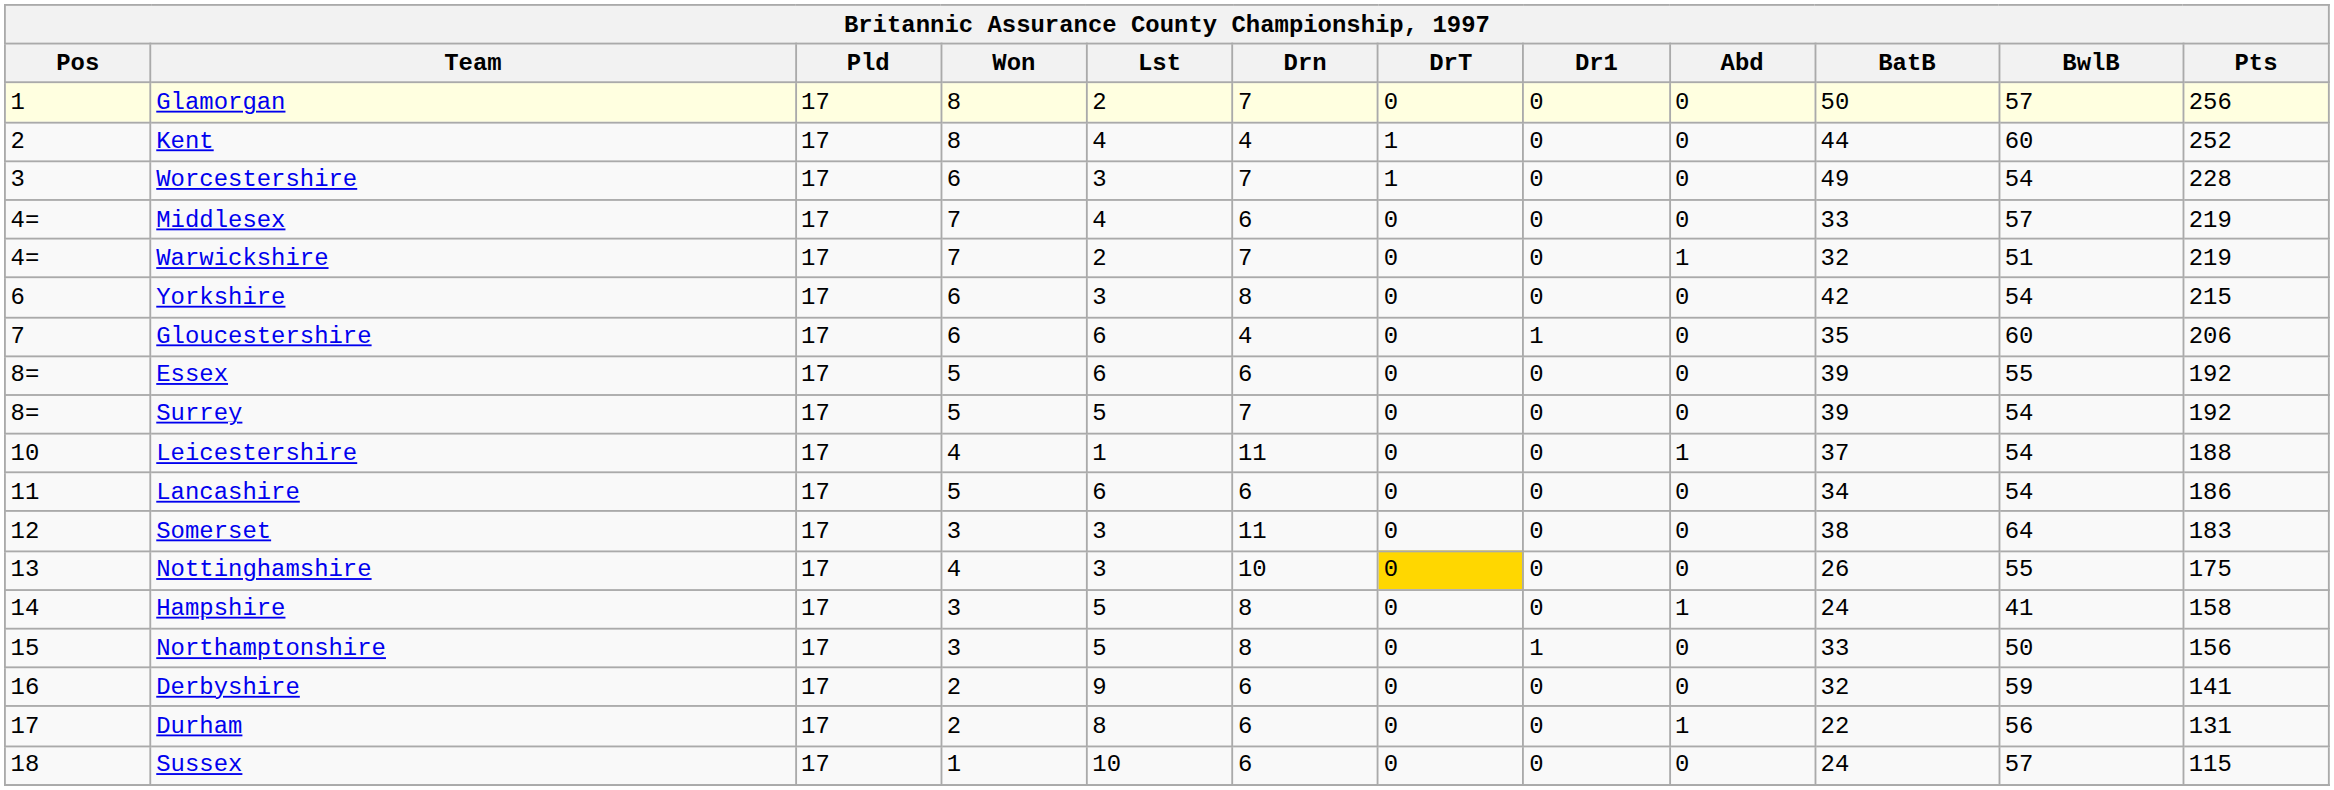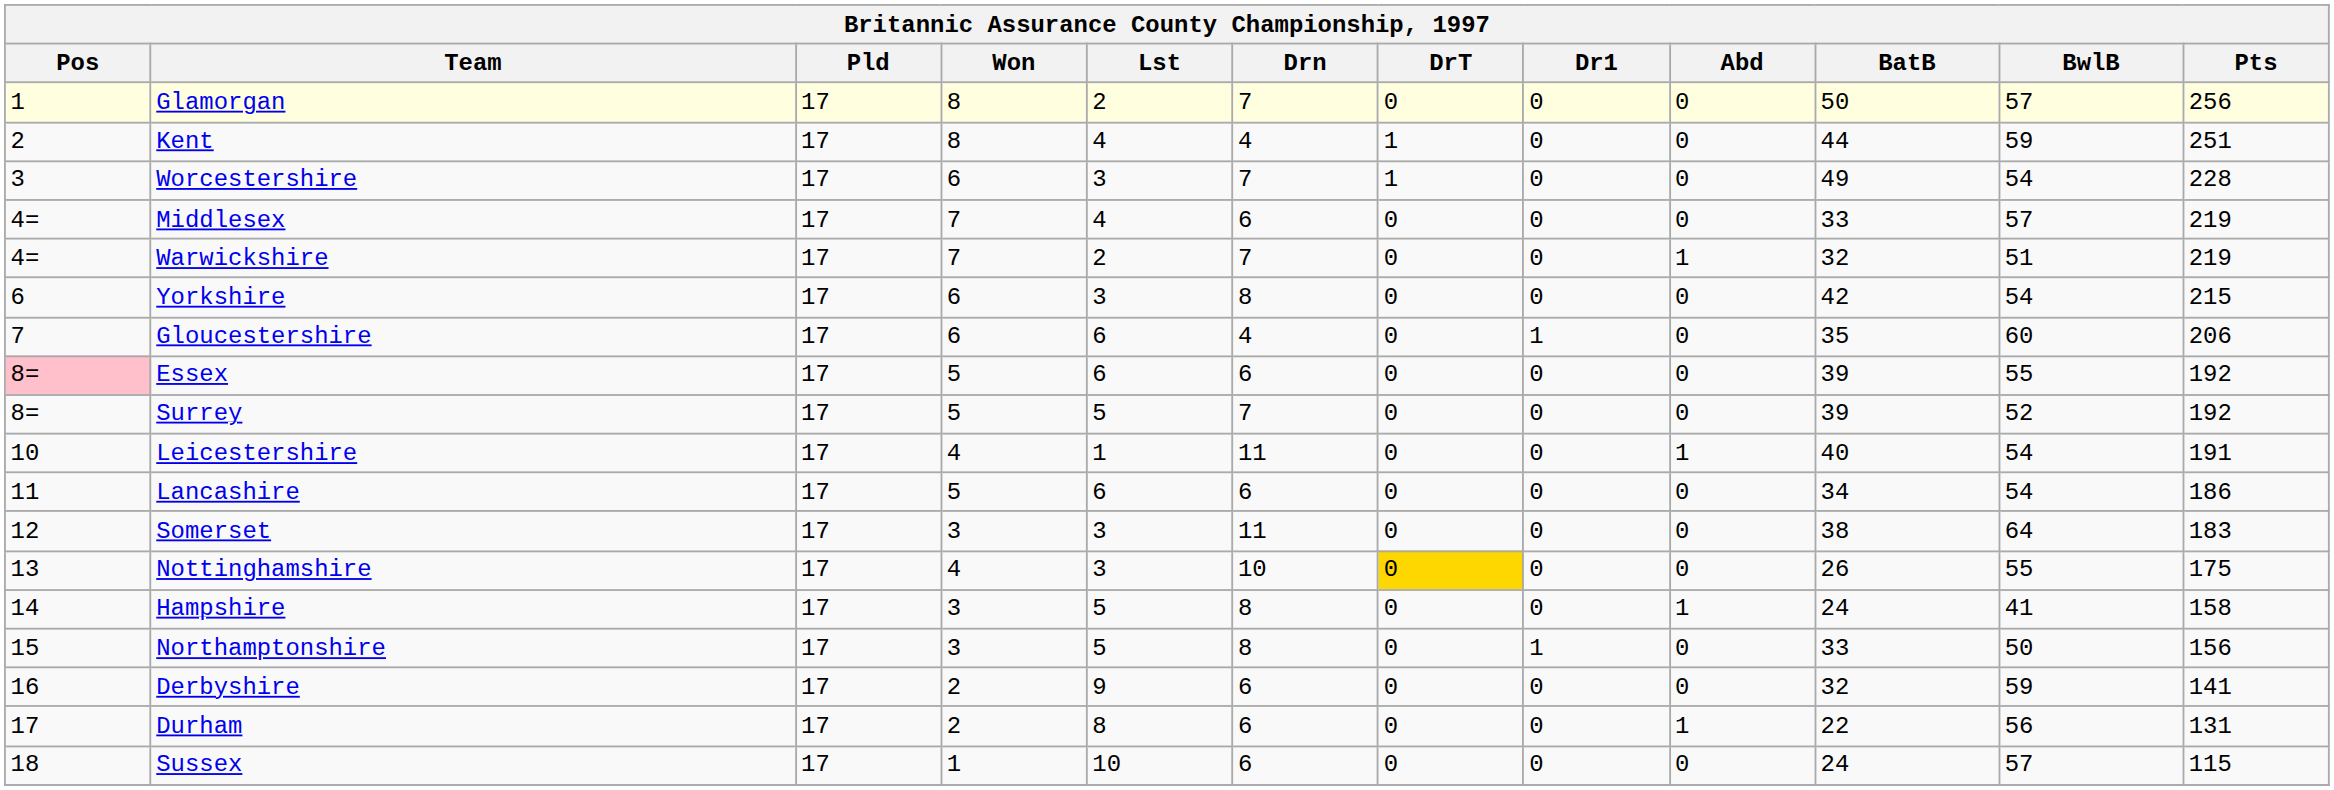(2019, 141) 60 -> (2019, 141) 59
(2210, 141) 252 -> (2210, 141) 251
(25, 375) no background -> (25, 375) pink background
(2019, 414) 54 -> (2019, 414) 52
(1835, 453) 37 -> (1835, 453) 40
(2210, 453) 188 -> (2210, 453) 191
